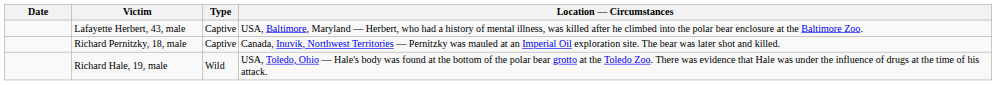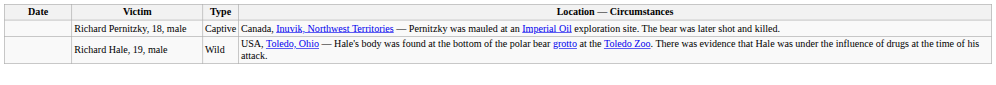- row: (130, 28)
